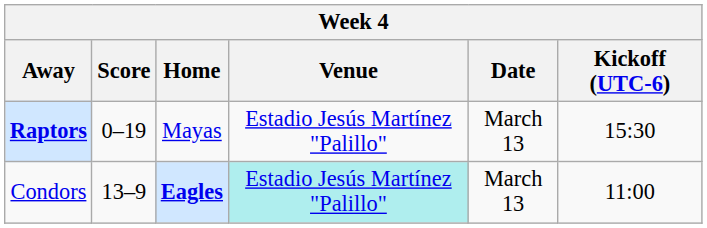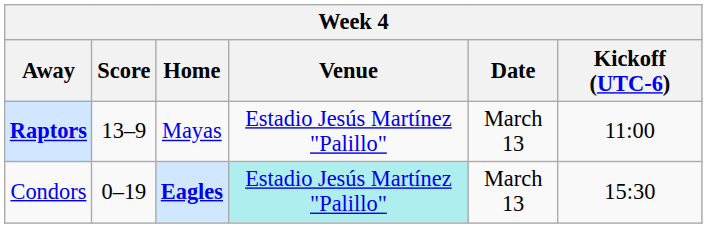(124, 131) 0–19 -> (124, 131) 13–9
(630, 131) 15:30 -> (630, 131) 11:00
(124, 191) 13–9 -> (124, 191) 0–19
(630, 191) 11:00 -> (630, 191) 15:30
